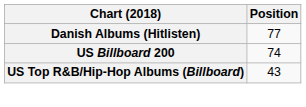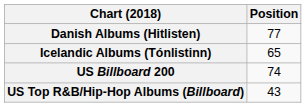+ row: (126, 53)
